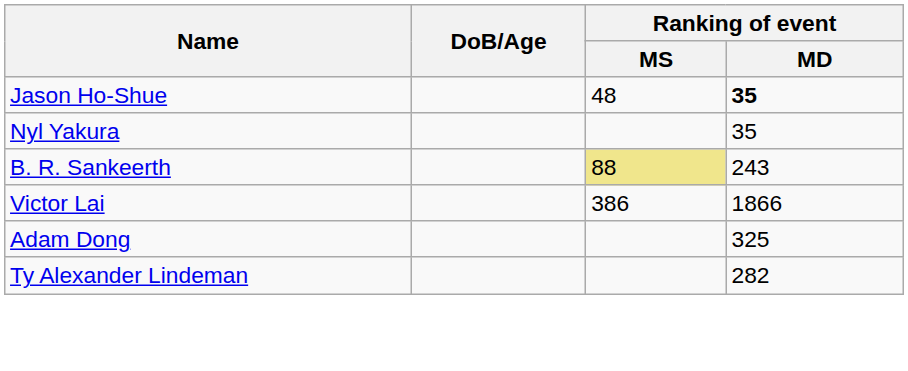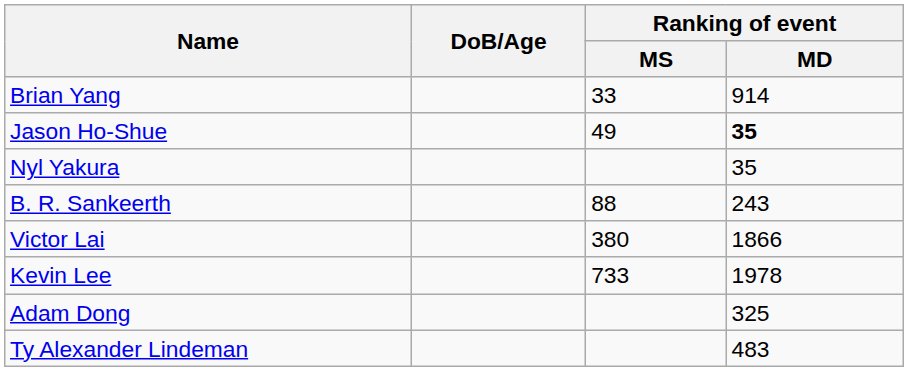+ row: (65, 95)
(604, 95) 48 -> (604, 131) 49
(604, 167) khaki background -> (604, 203) no background
(610, 203) 386 -> (610, 240) 380
+ row: (61, 276)
(751, 276) 282 -> (751, 348) 483
